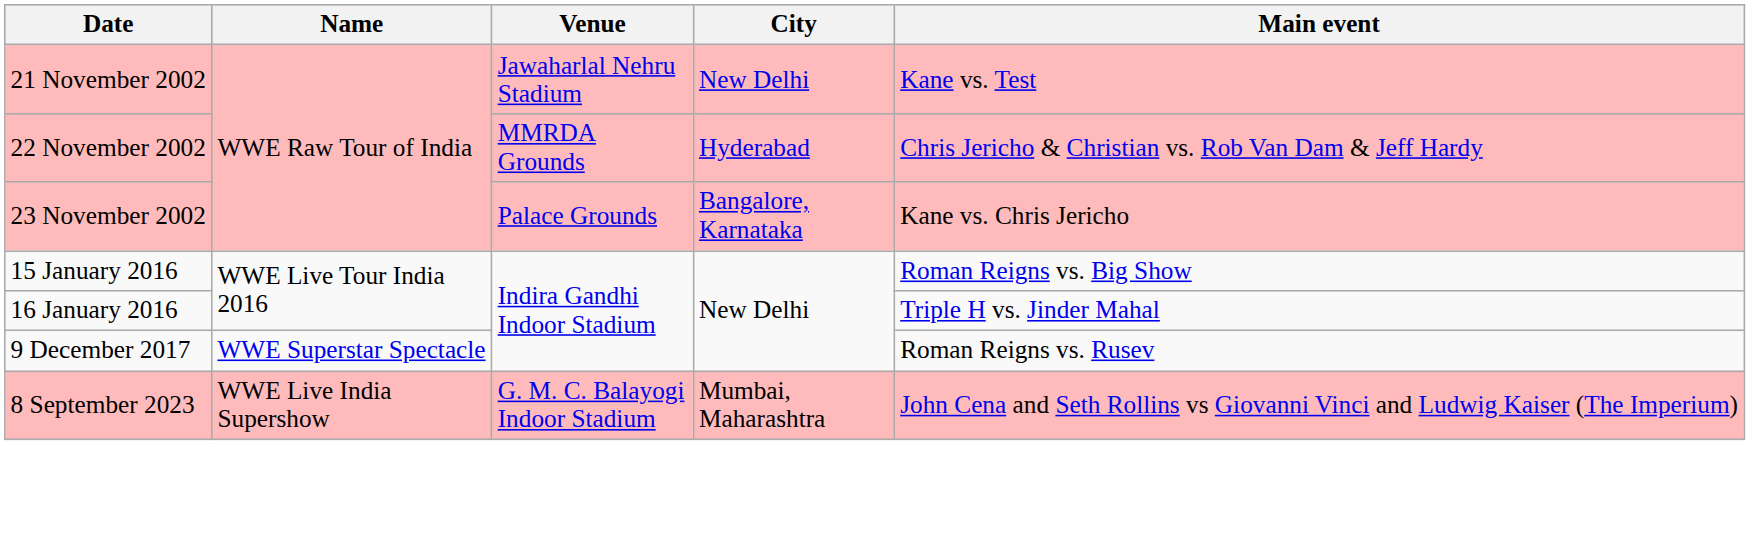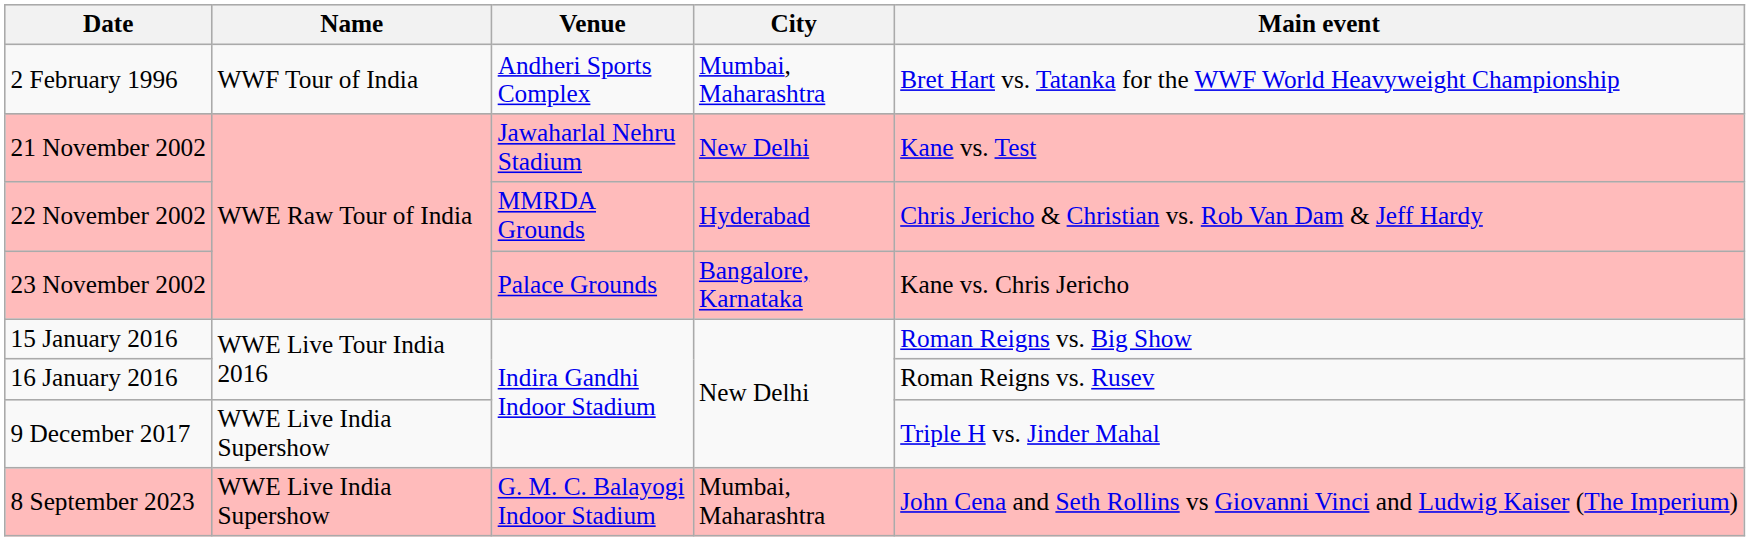+ row: (94, 78)
(1030, 310) Triple H vs. Jinder Mahal -> (1027, 378) Roman Reigns vs. Rusev
(352, 350) WWE Superstar Spectacle -> (304, 433) WWE Live India Supershow
(1027, 350) Roman Reigns vs. Rusev -> (1030, 433) Triple H vs. Jinder Mahal
